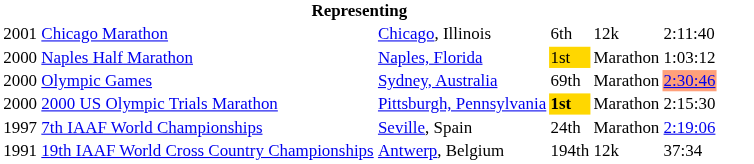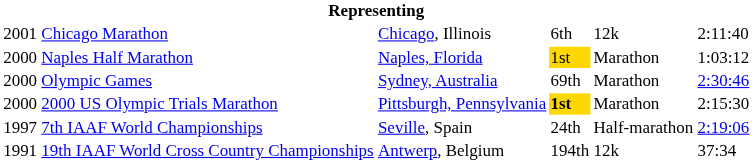(690, 80) lightsalmon background -> (723, 80) no background
(626, 127) Marathon -> (643, 127) Half-marathon
